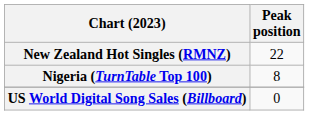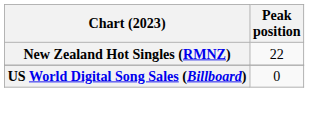- row: (127, 76)
